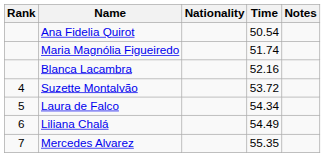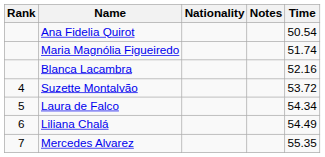columns swapped: (264, 13) <-> (301, 13)
